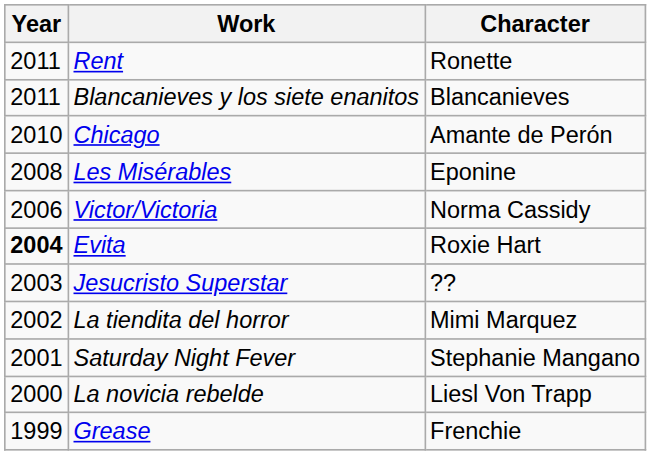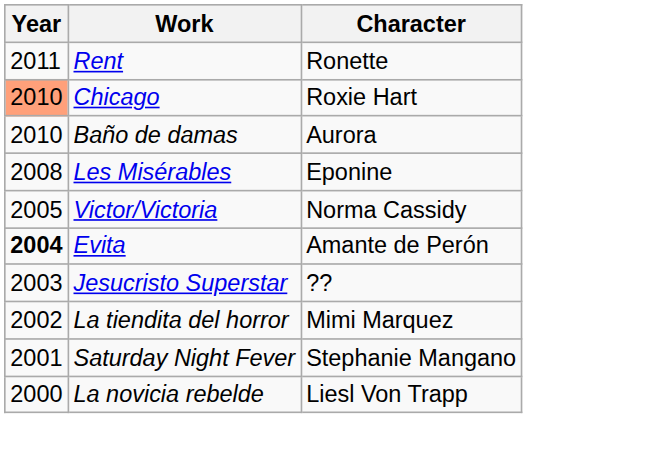- row: (246, 98)
(36, 135) no background -> (36, 98) lightsalmon background
(521, 135) Amante de Perón -> (362, 98) Roxie Hart
+ row: (156, 135)
(36, 209) 2006 -> (36, 209) 2005
(485, 246) Roxie Hart -> (397, 246) Amante de Perón
- row: (112, 432)
